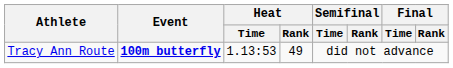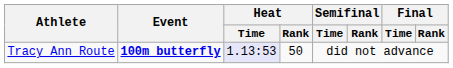(251, 52) no background -> (251, 52) lavender background
(296, 52) 49 -> (296, 52) 50
